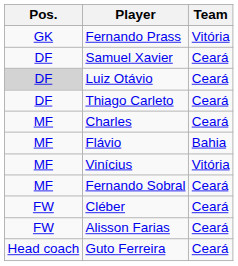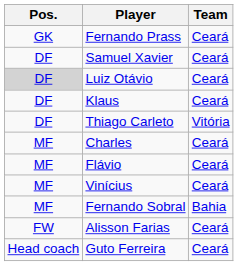(211, 36) Vitória -> (210, 36) Ceará
+ row: (102, 100)
(210, 100) Ceará -> (211, 121) Vitória
(209, 143) Bahia -> (210, 164) Ceará
(211, 164) Vitória -> (210, 185) Ceará
(210, 185) Ceará -> (209, 206) Bahia
- row: (105, 206)
